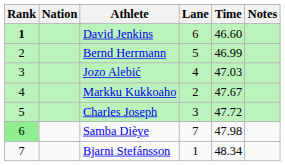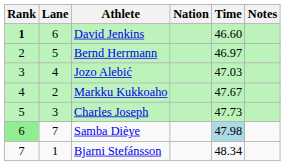columns swapped: (195, 14) <-> (59, 14)
(228, 53) 46.99 -> (228, 53) 46.97
(228, 111) 47.72 -> (228, 111) 47.73
(228, 131) no background -> (228, 131) lightblue background
